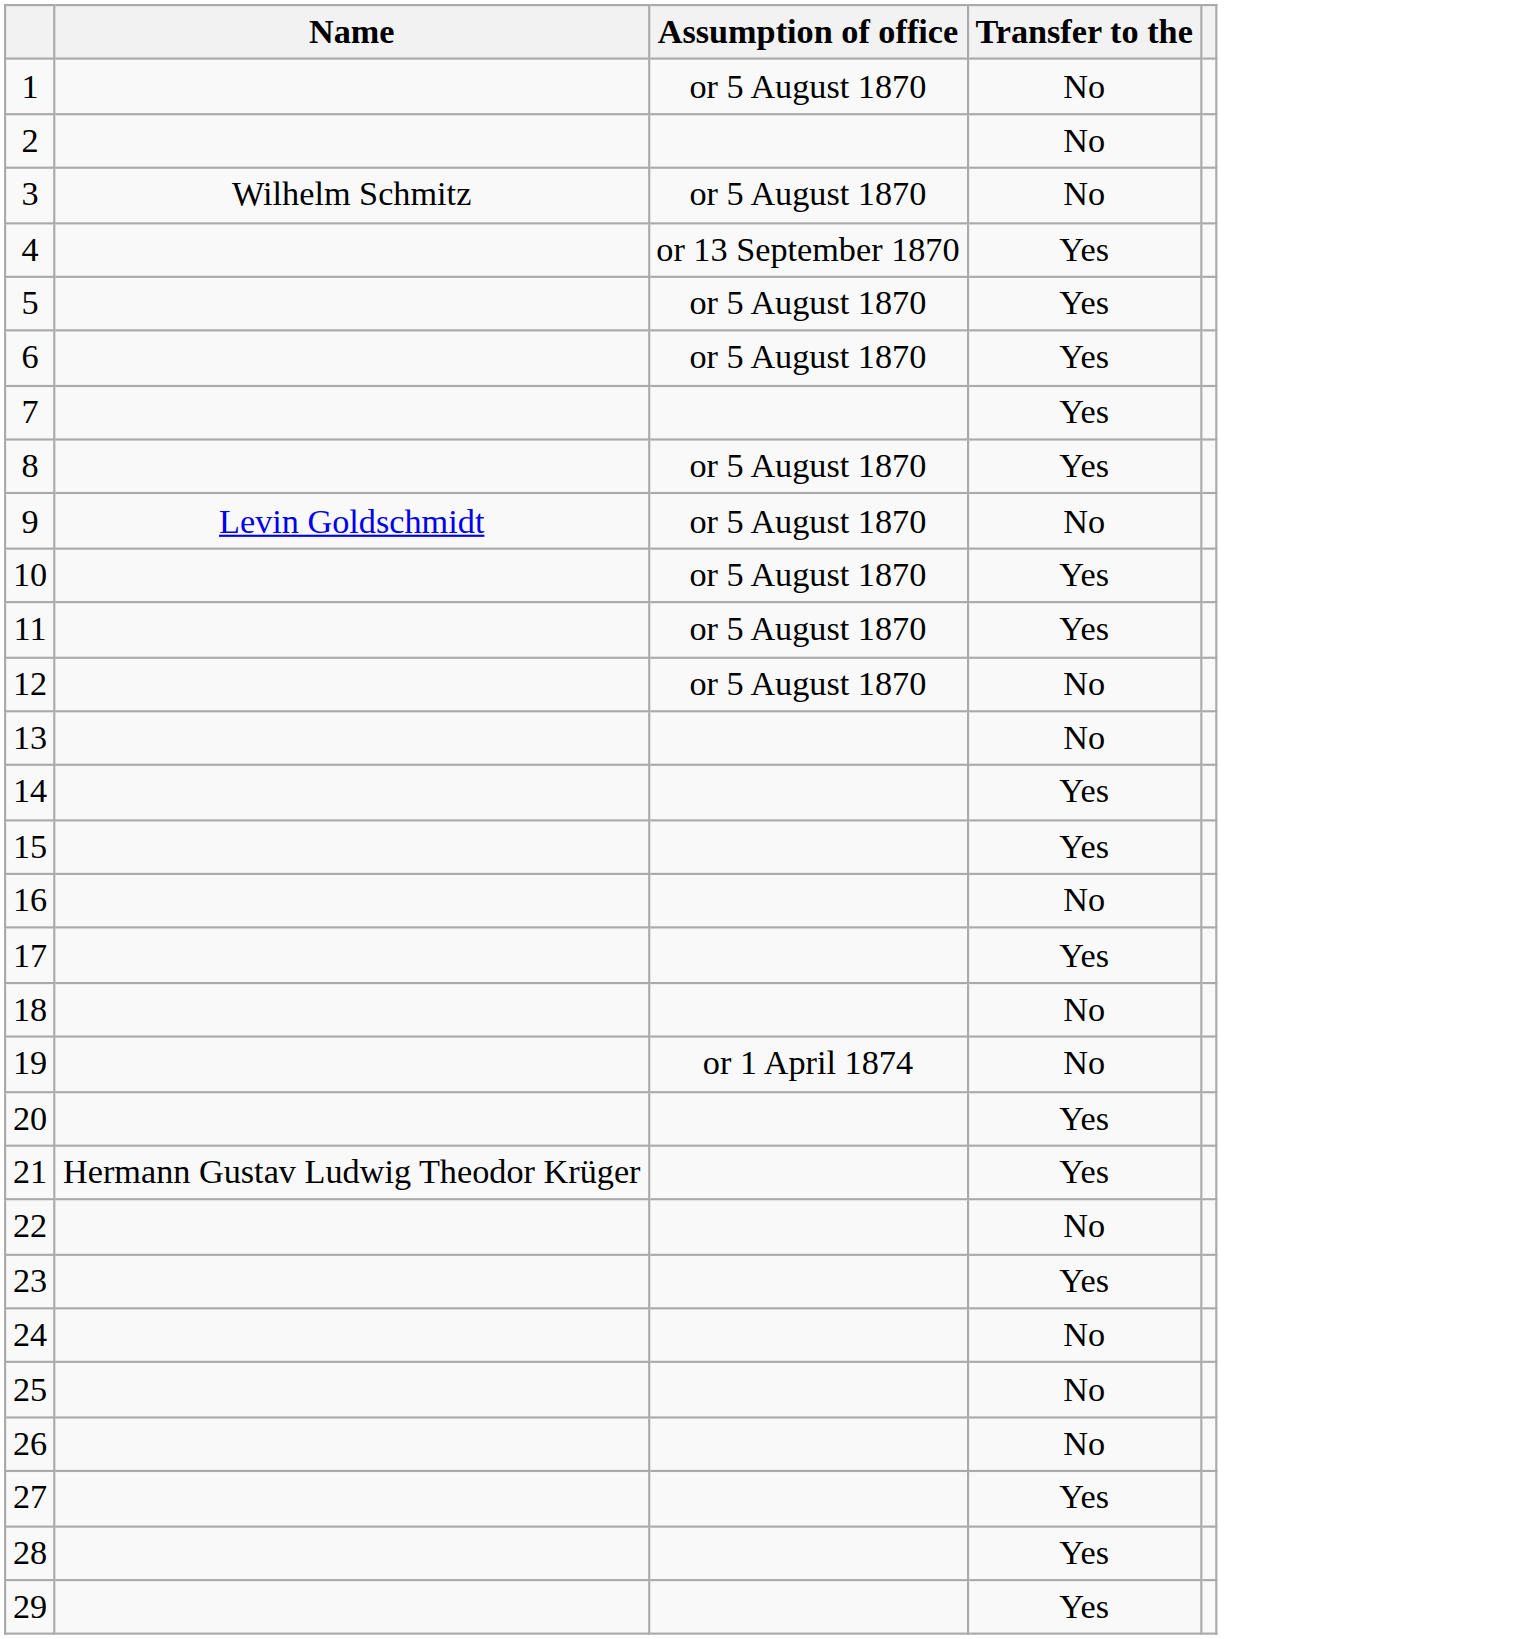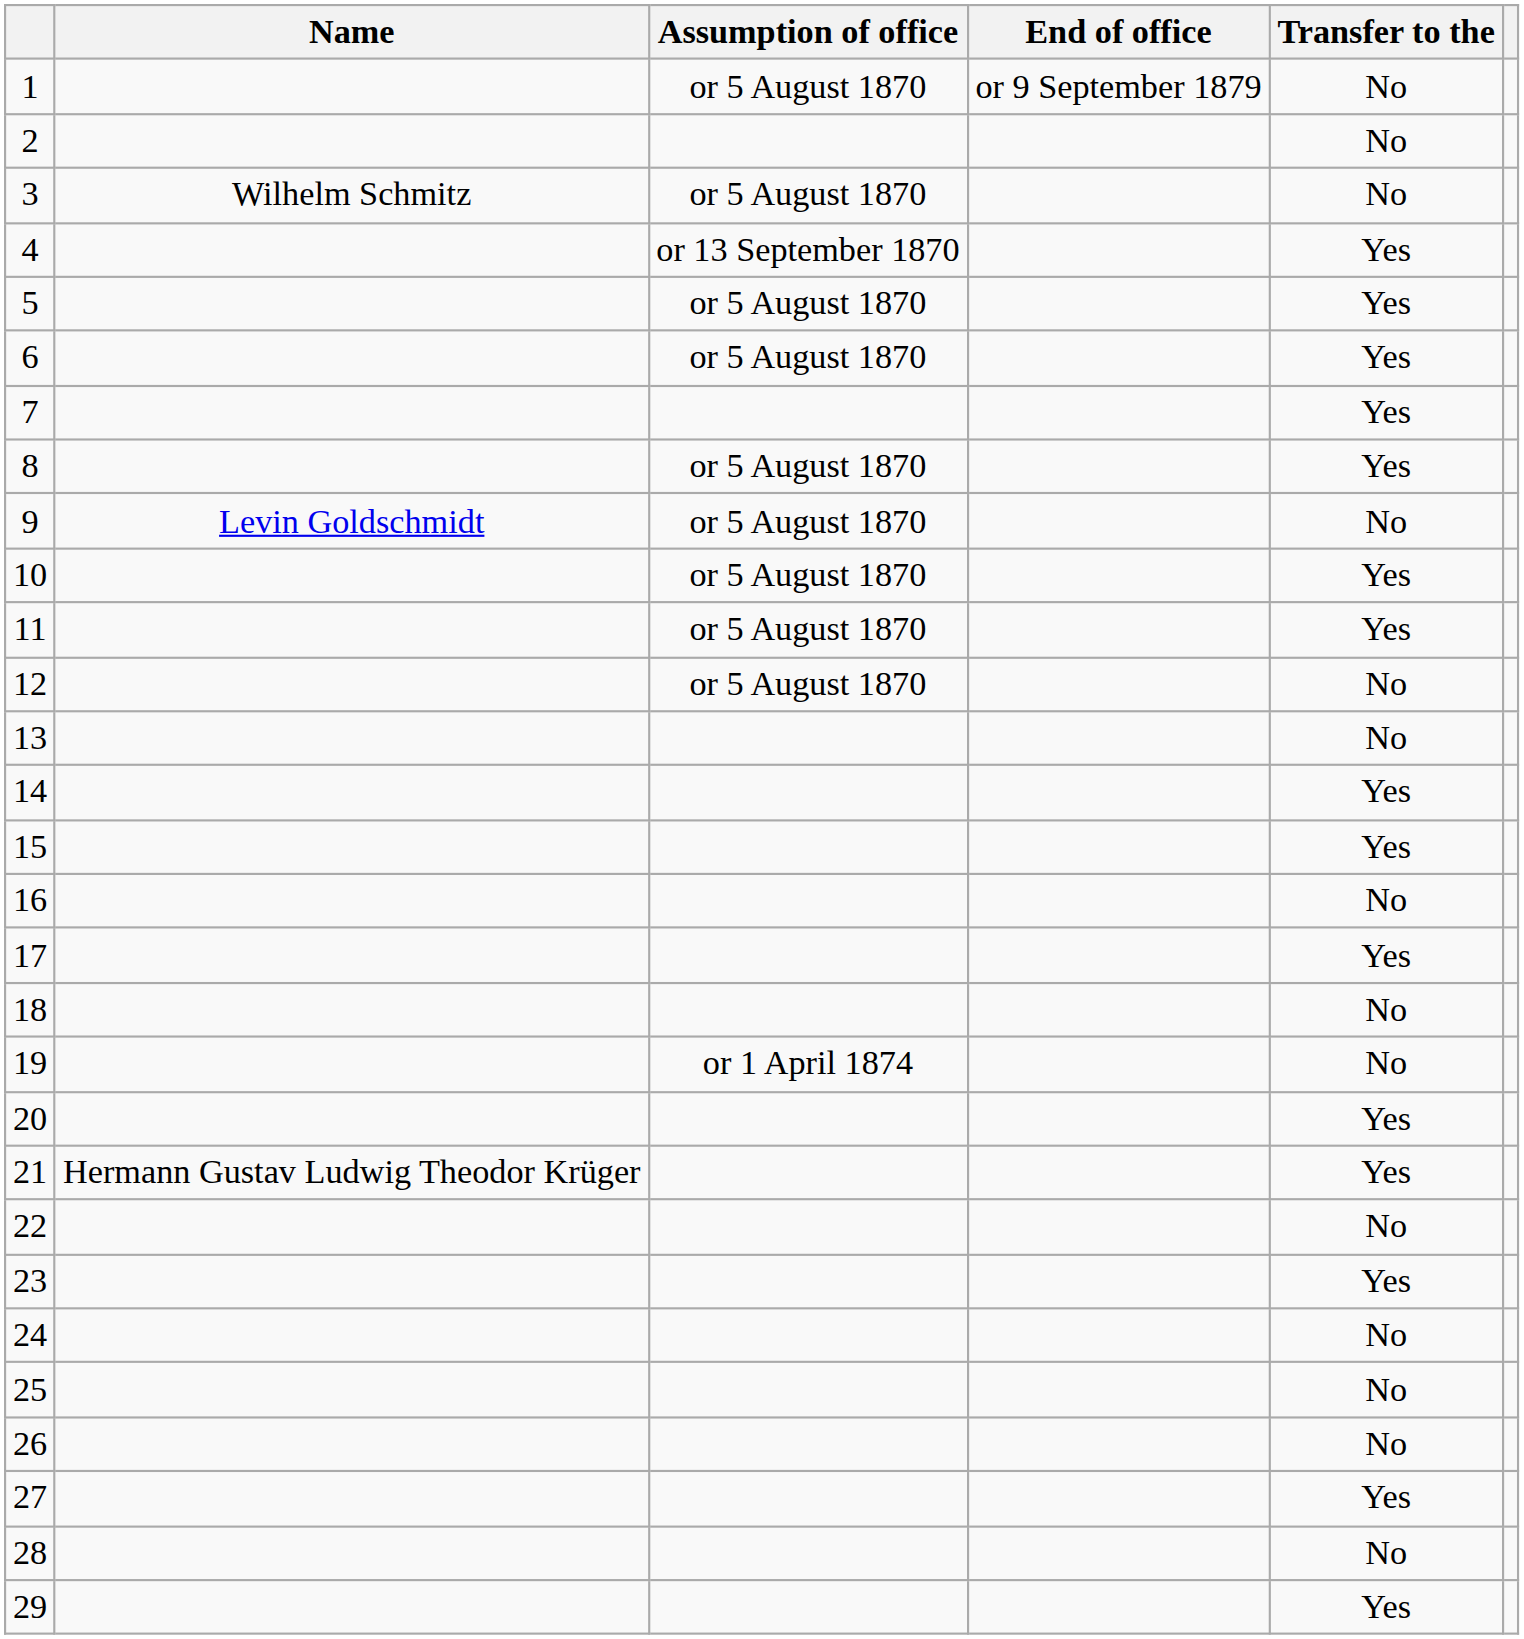+ column: (1118, 31)
(1084, 1552) Yes -> (1386, 1552) No
